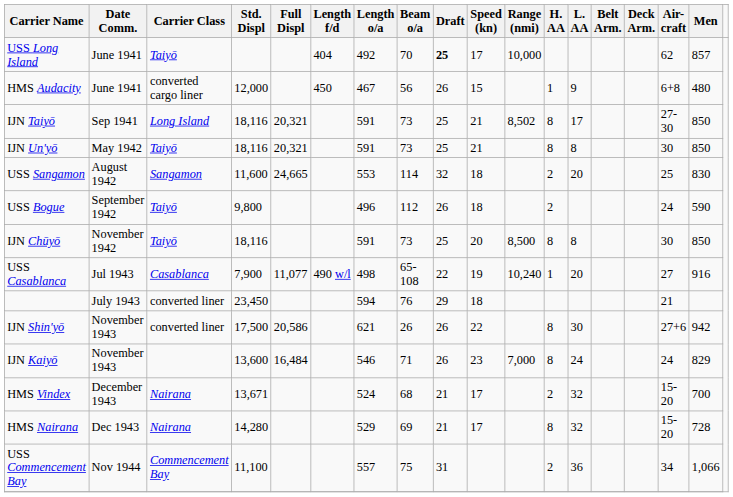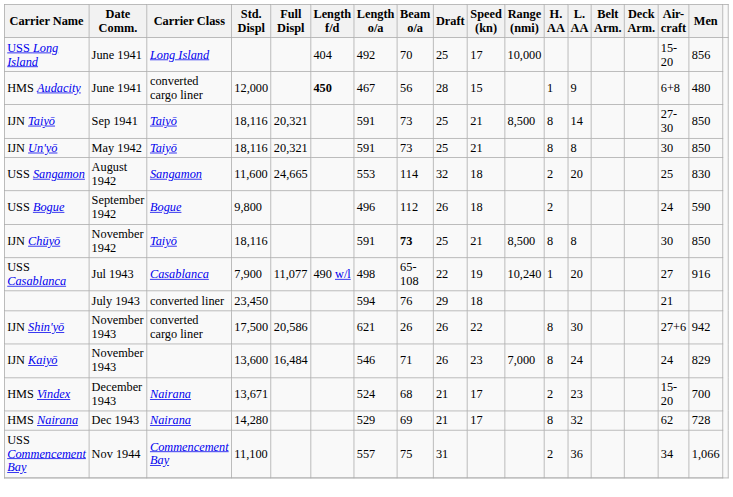(163, 54) Taiyō -> (180, 54) Long Island
(442, 54) bold -> (442, 54) normal
(667, 54) 62 -> (669, 54) 15-20
(701, 54) 857 -> (701, 54) 856
(323, 87) normal -> (323, 87) bold
(442, 87) 26 -> (442, 87) 28
(180, 121) Long Island -> (163, 121) Taiyō
(521, 121) 8,502 -> (521, 121) 8,500
(577, 121) 17 -> (577, 121) 14
(163, 207) Taiyō -> (166, 207) Bogue
(406, 241) normal -> (406, 241) bold
(476, 241) 20 -> (476, 241) 21
(187, 327) converted liner -> (176, 327) converted cargo liner
(577, 394) 32 -> (577, 394) 23
(669, 427) 15-20 -> (667, 420) 62
